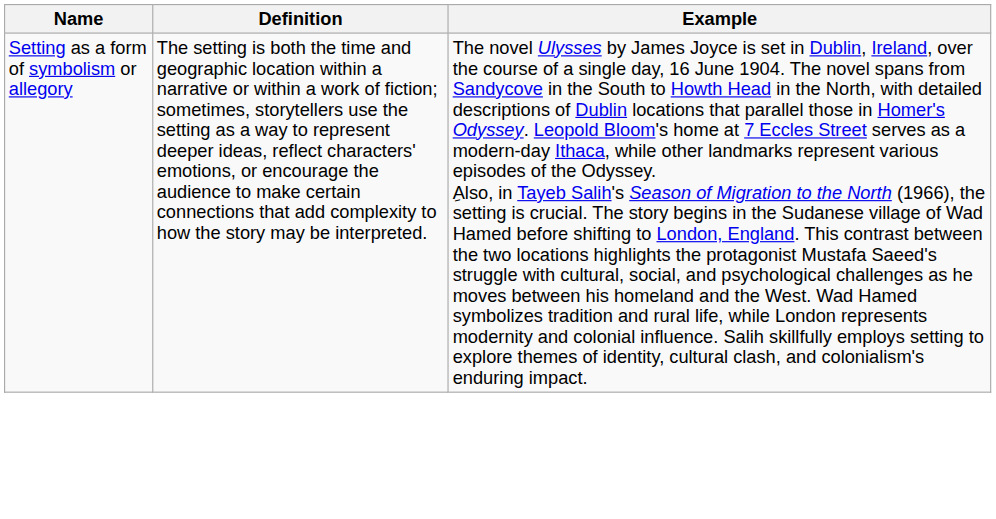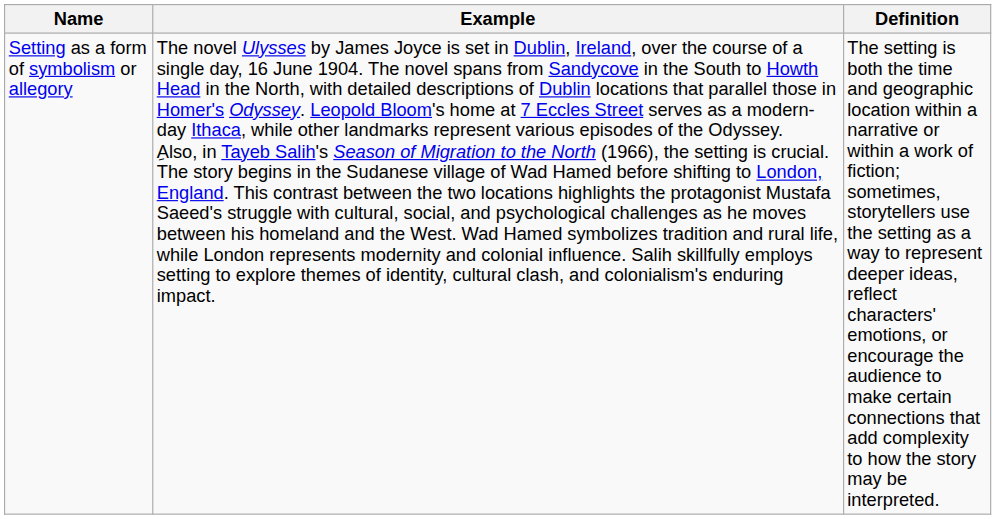columns swapped: (300, 18) <-> (720, 18)
